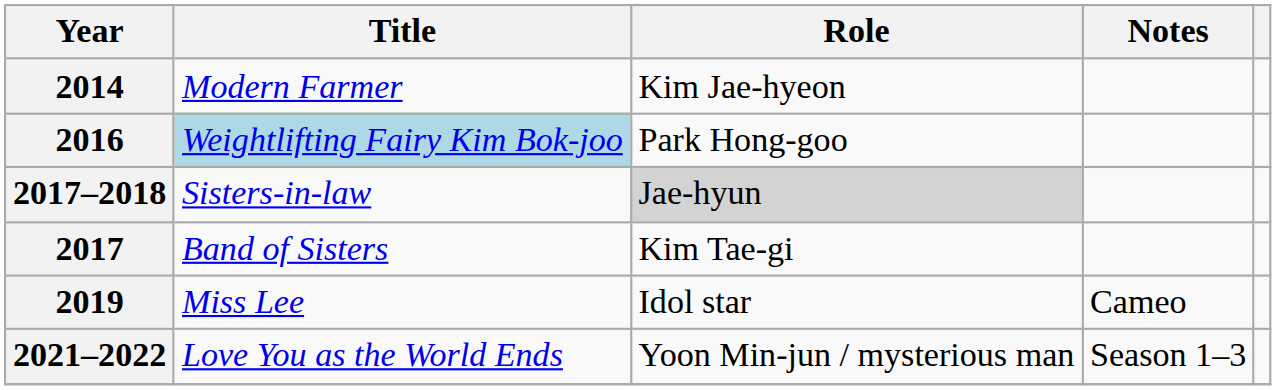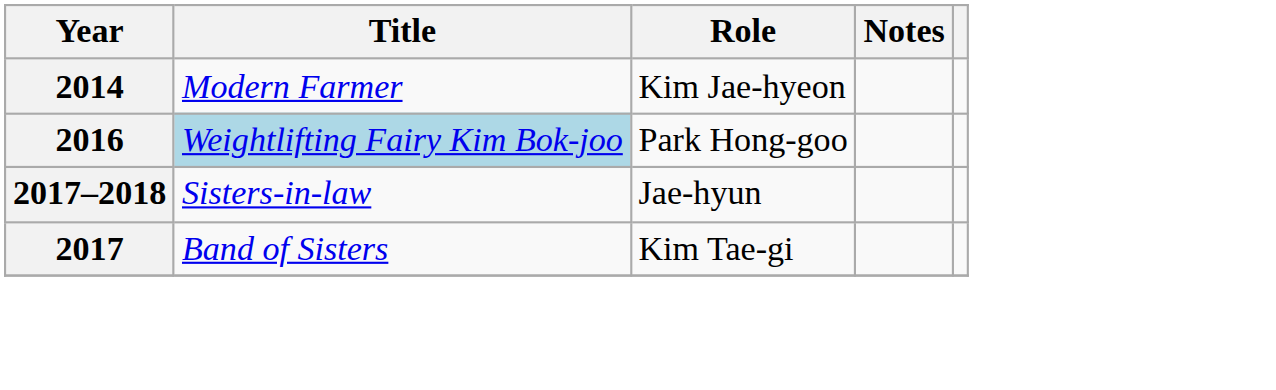(700, 193) lightgrey background -> (700, 193) no background
- row: (90, 301)
- row: (90, 355)
